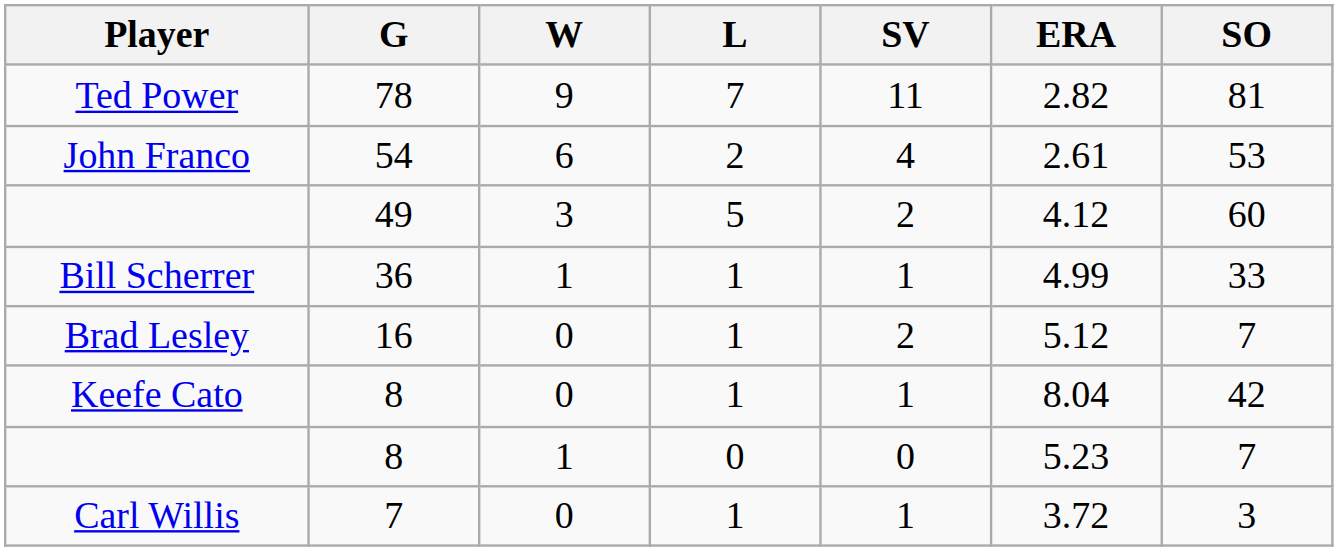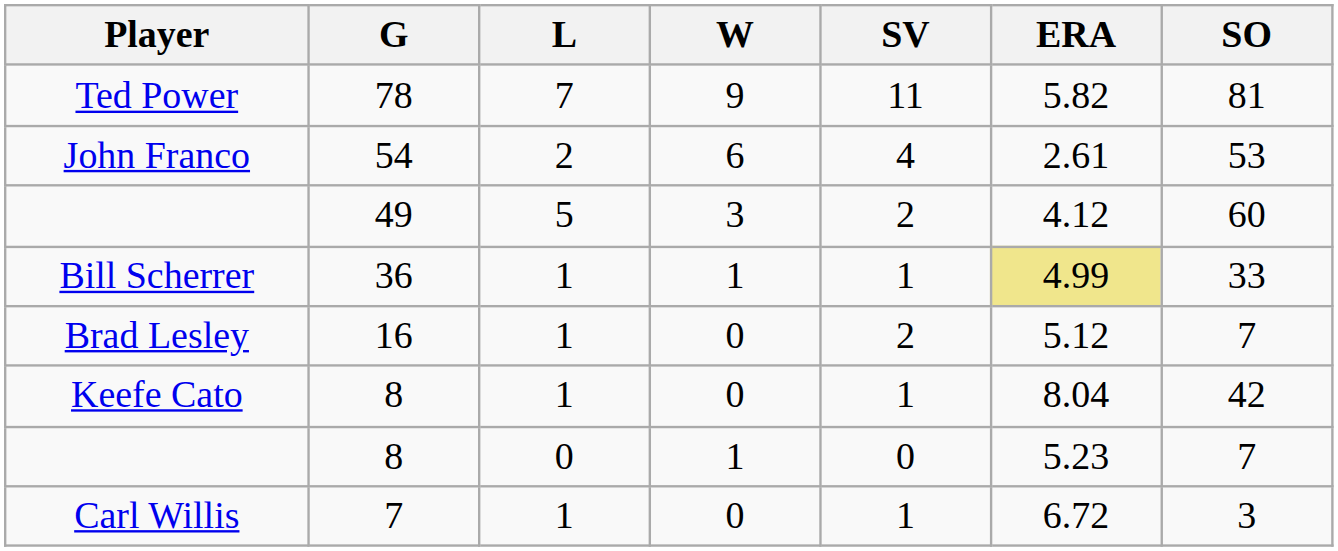columns swapped: (564, 34) <-> (735, 34)
(1076, 94) 2.82 -> (1076, 94) 5.82
(1076, 275) no background -> (1076, 275) khaki background
(1076, 515) 3.72 -> (1076, 515) 6.72
